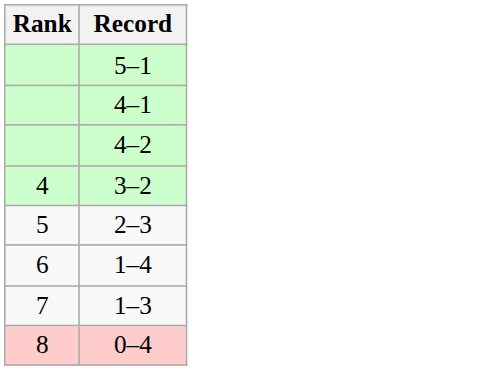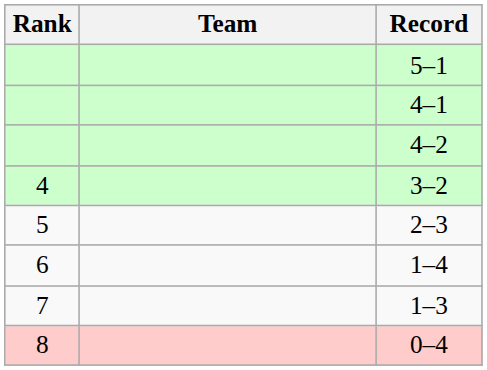+ column: (228, 24)
